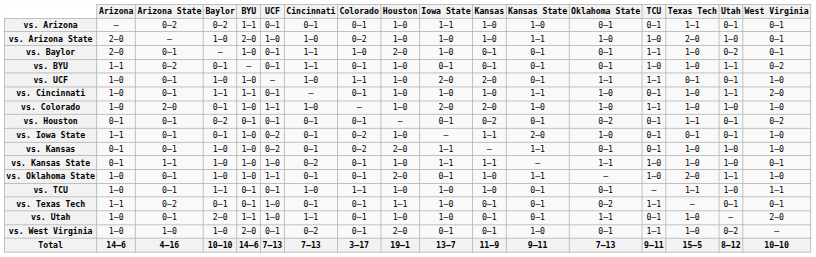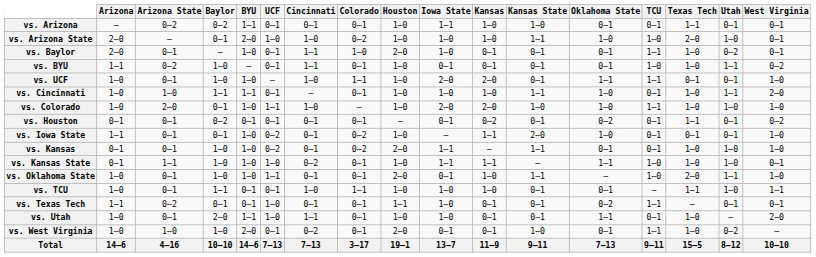(220, 38) 1–0 -> (220, 38) 0–1
(220, 66) 0–1 -> (220, 66) 1–0
(169, 93) 0–1 -> (169, 93) 1–0
